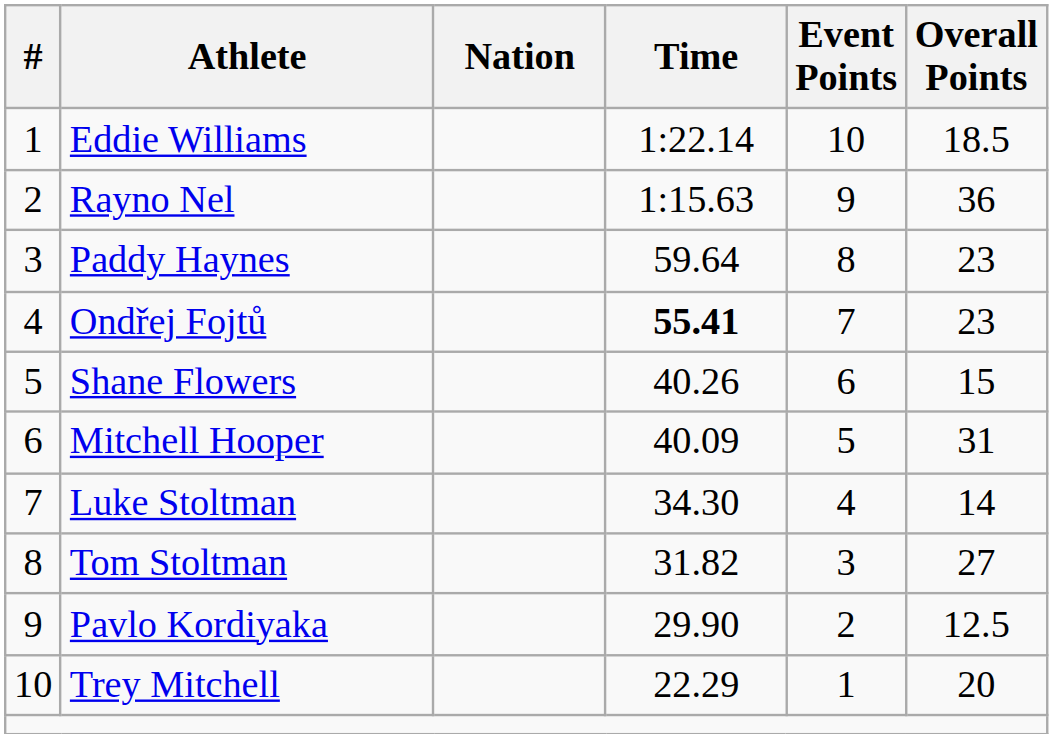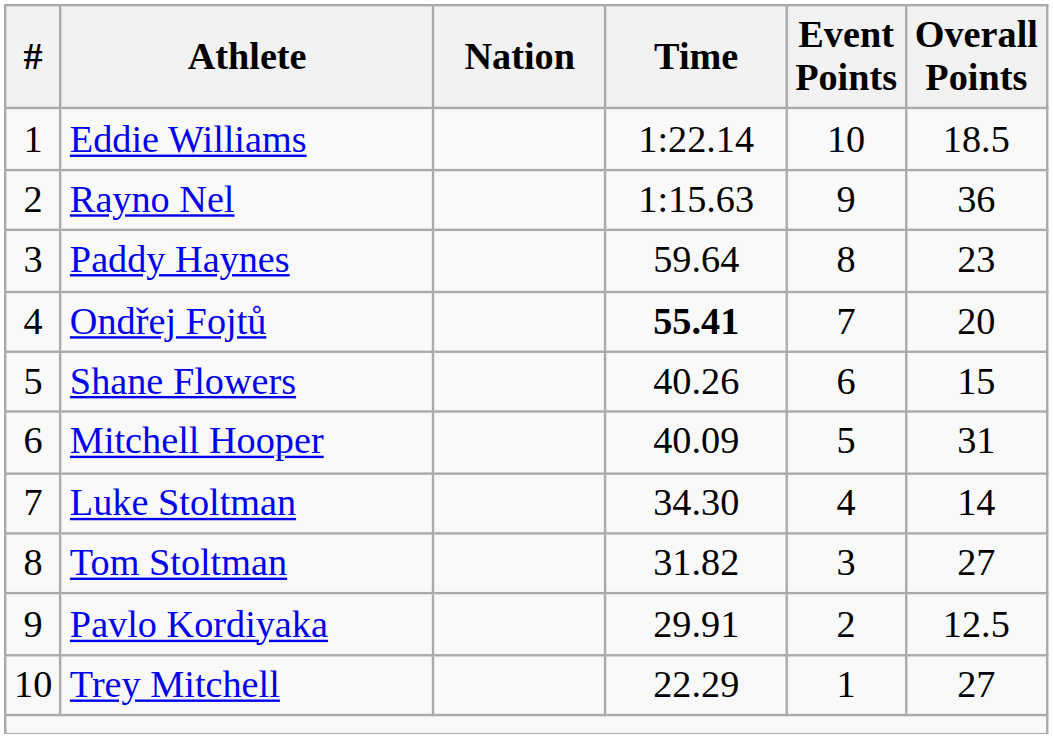(976, 320) 23 -> (976, 320) 20
(696, 623) 29.90 -> (696, 623) 29.91
(976, 684) 20 -> (976, 684) 27
